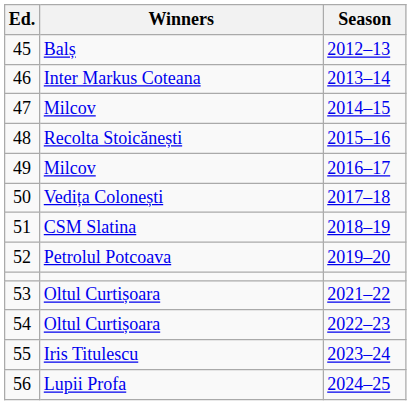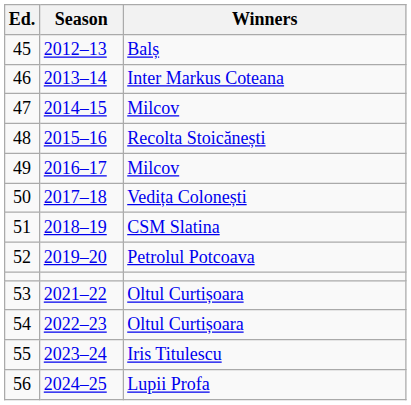columns swapped: (365, 19) <-> (181, 19)
